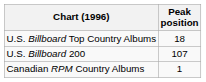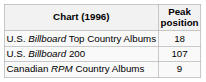(180, 69) 1 -> (180, 69) 9
